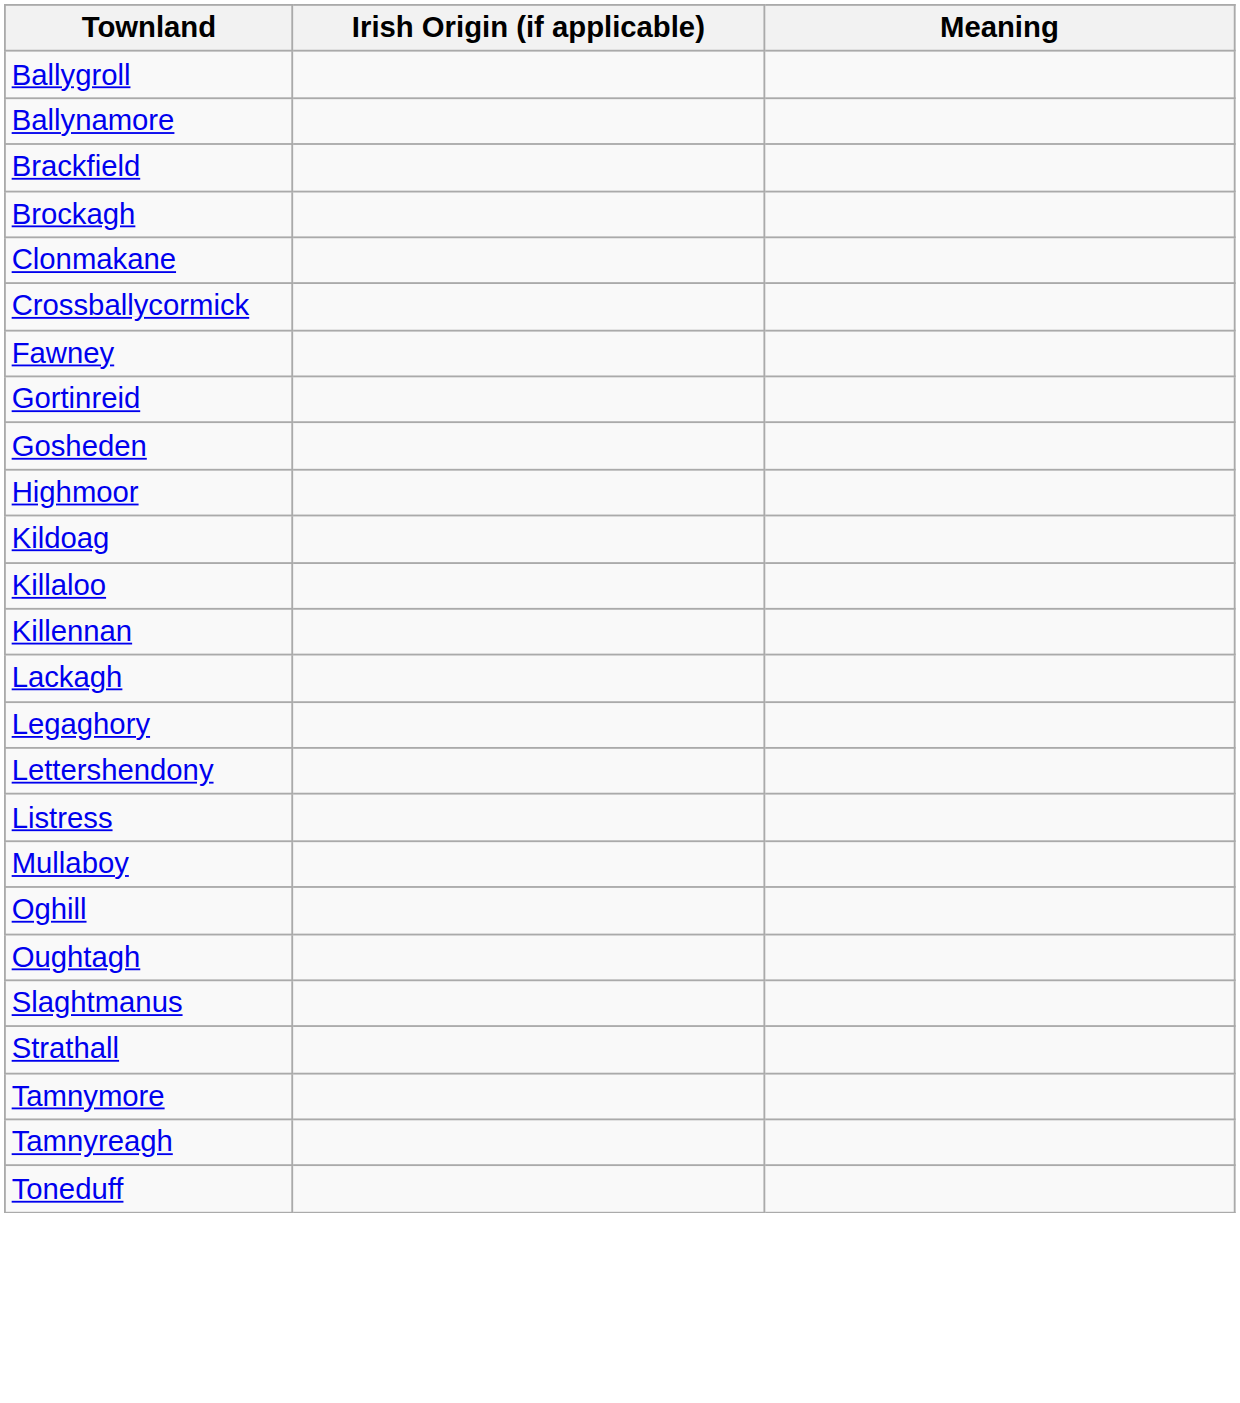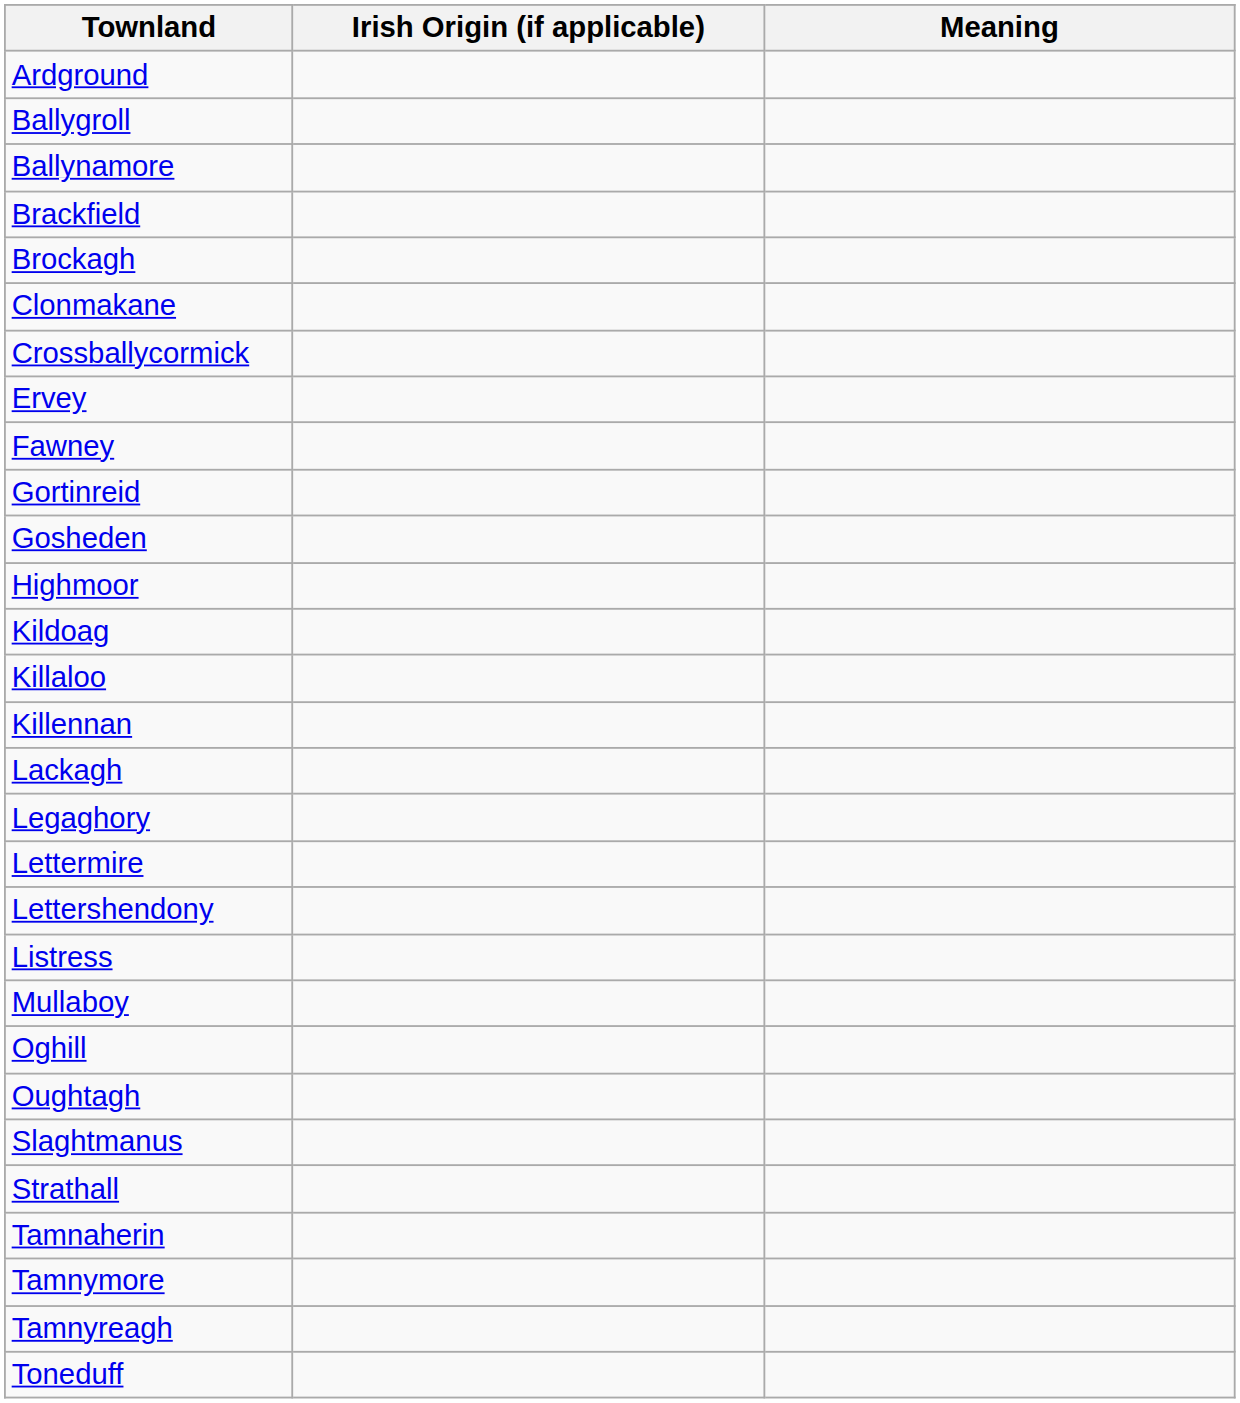+ row: (80, 74)
+ row: (49, 399)
+ row: (78, 863)
+ row: (88, 1235)
